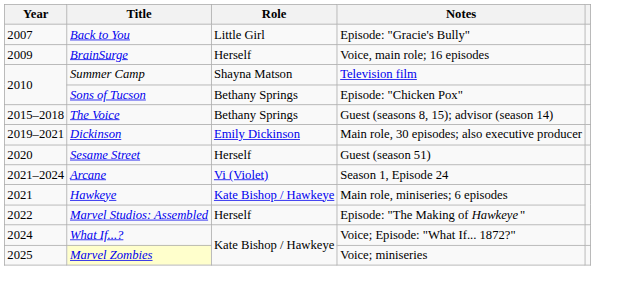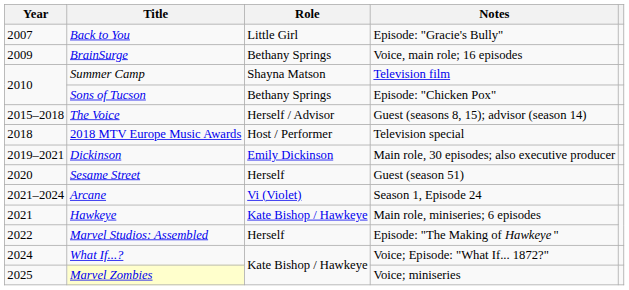(233, 54) Herself -> (289, 54) Bethany Springs
(256, 114) Bethany Springs -> (291, 114) Herself / Advisor
+ row: (156, 134)
